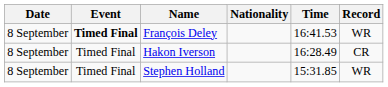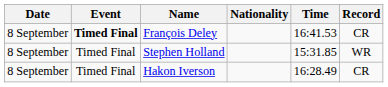(361, 33) WR -> (361, 33) CR
rows swapped: (179, 52) <-> (184, 71)
